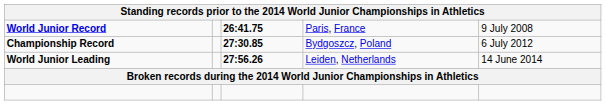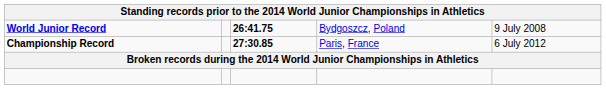(335, 28) Paris, France -> (362, 28) Bydgoszcz, Poland
(348, 44) Bydgoszcz, Poland -> (349, 44) Paris, France
- row: (58, 60)
